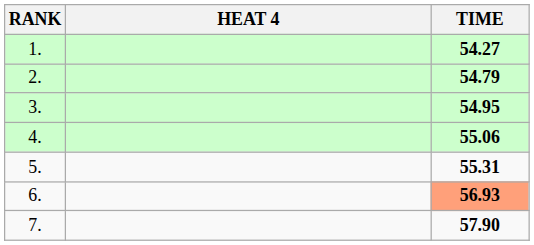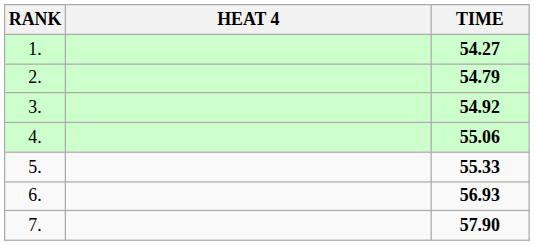(480, 107) 54.95 -> (480, 107) 54.92
(480, 166) 55.31 -> (480, 166) 55.33
(480, 196) lightsalmon background -> (480, 196) no background
